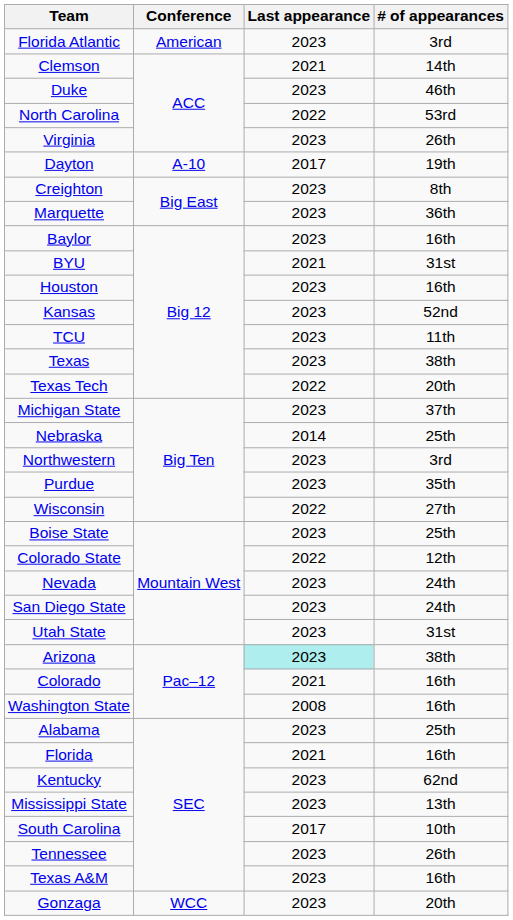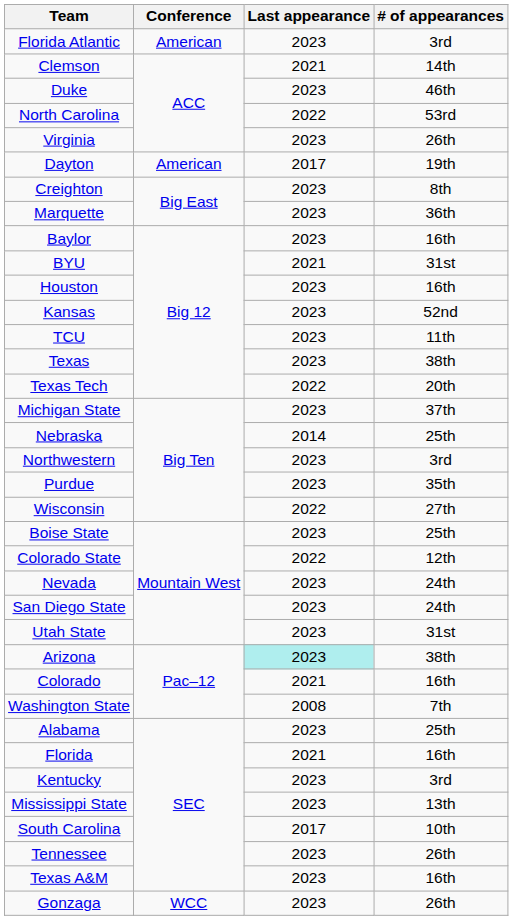(189, 164) A-10 -> (189, 164) American
(441, 705) 16th -> (441, 705) 7th
(441, 779) 62nd -> (441, 779) 3rd
(441, 902) 20th -> (441, 902) 26th
